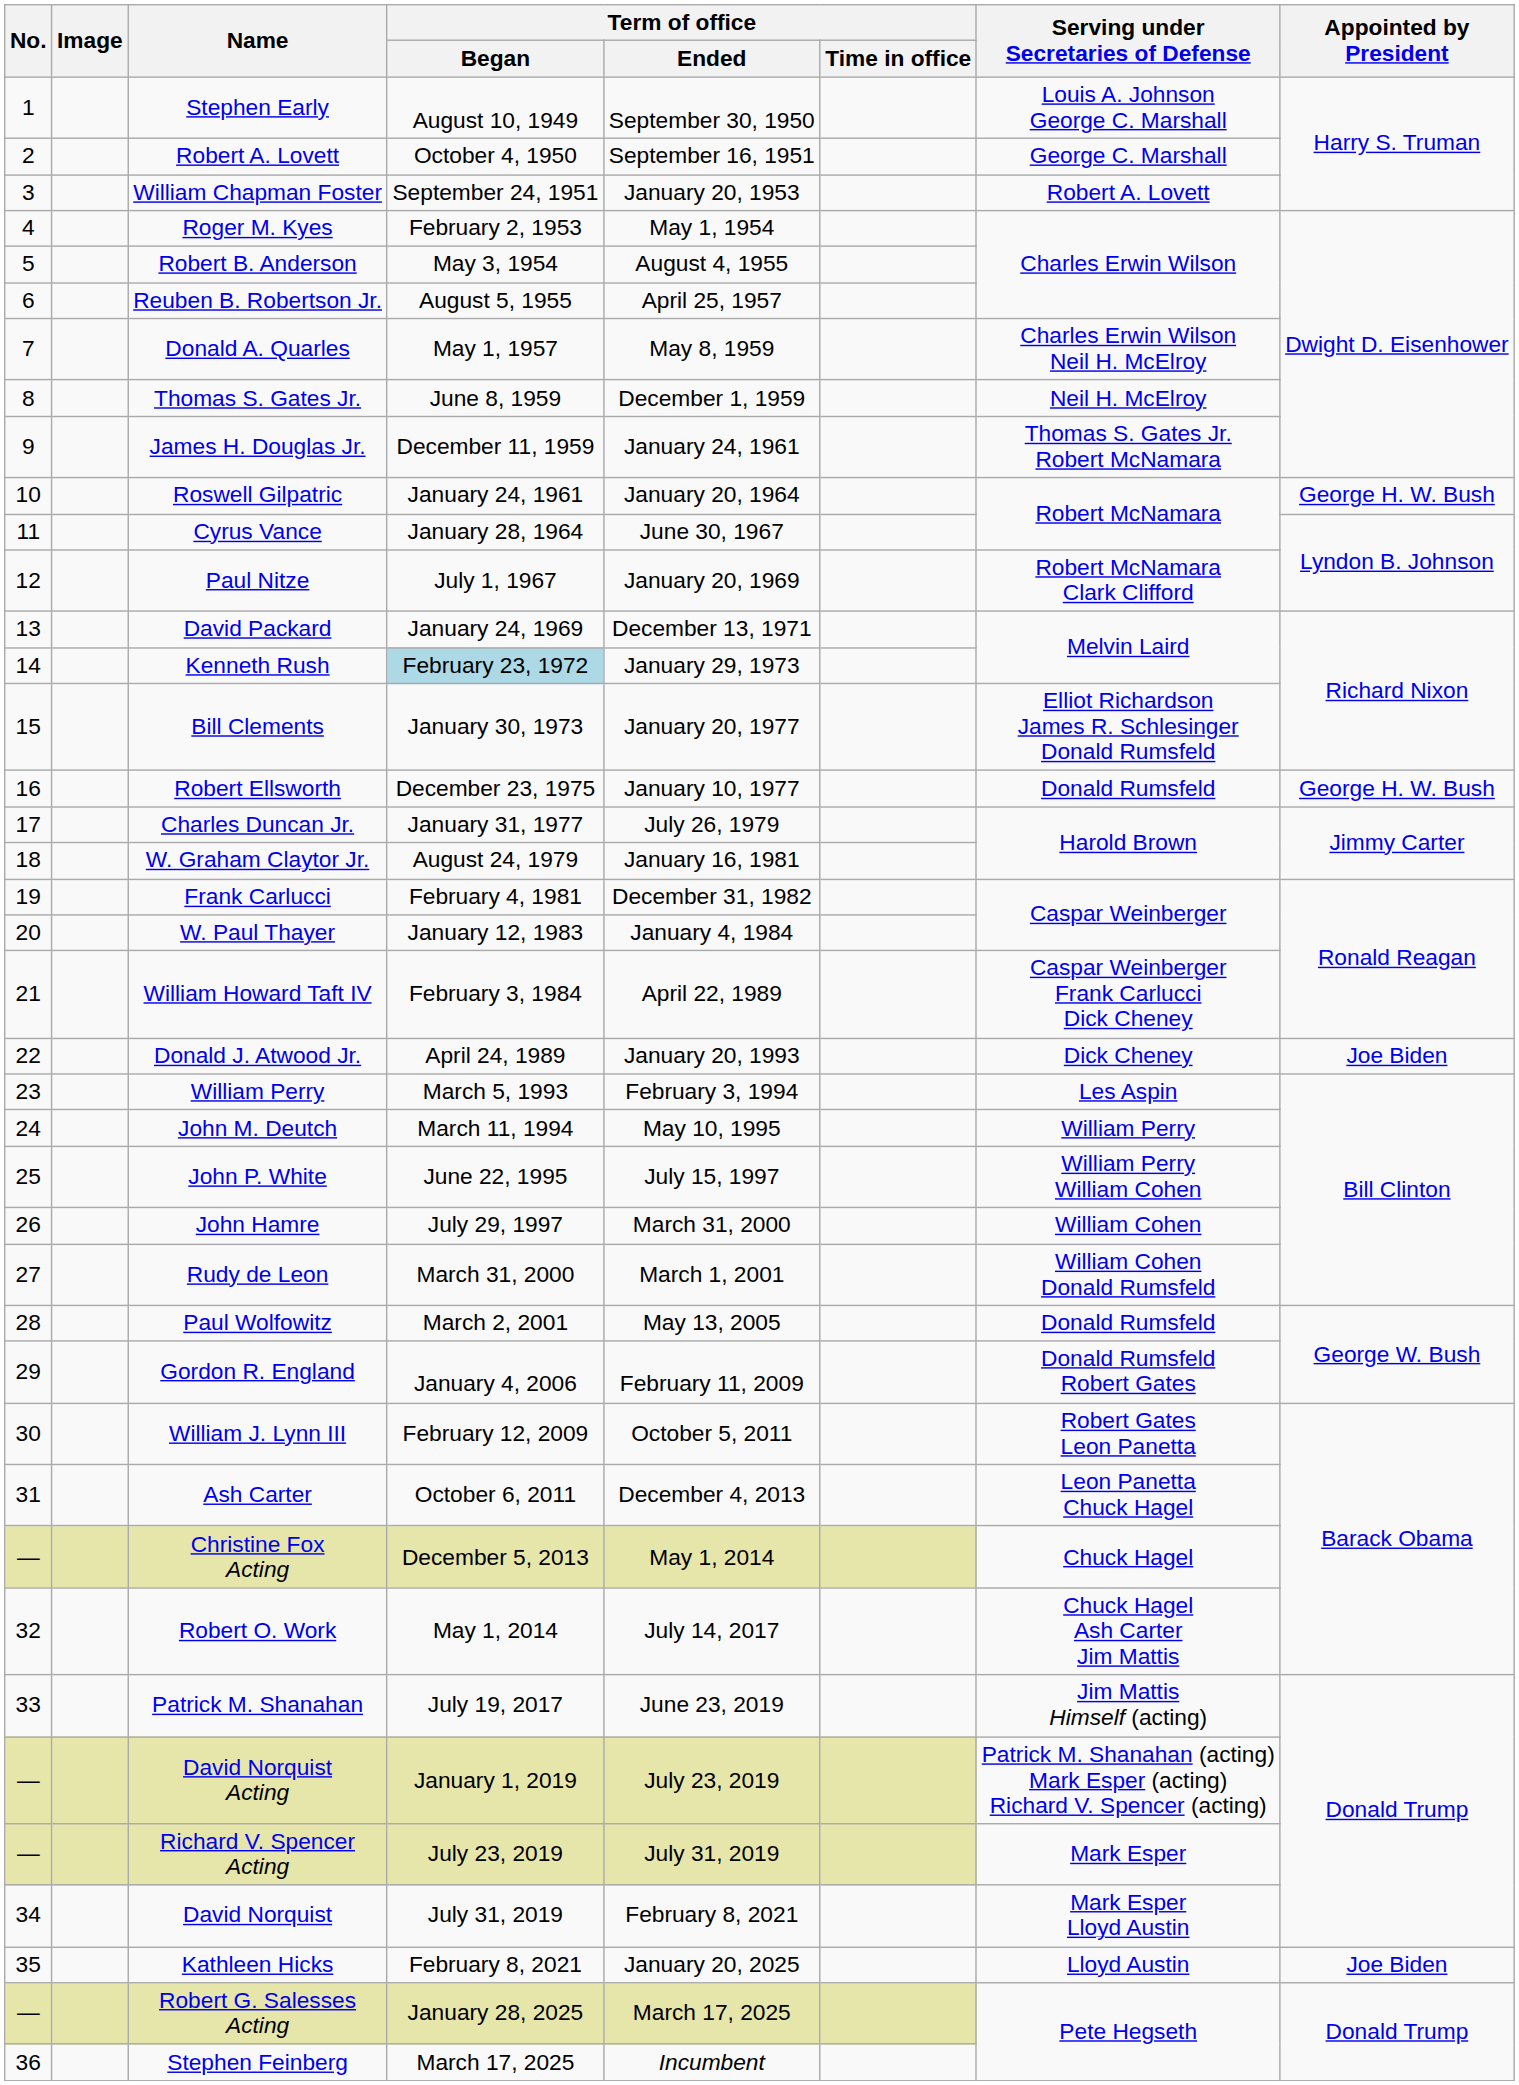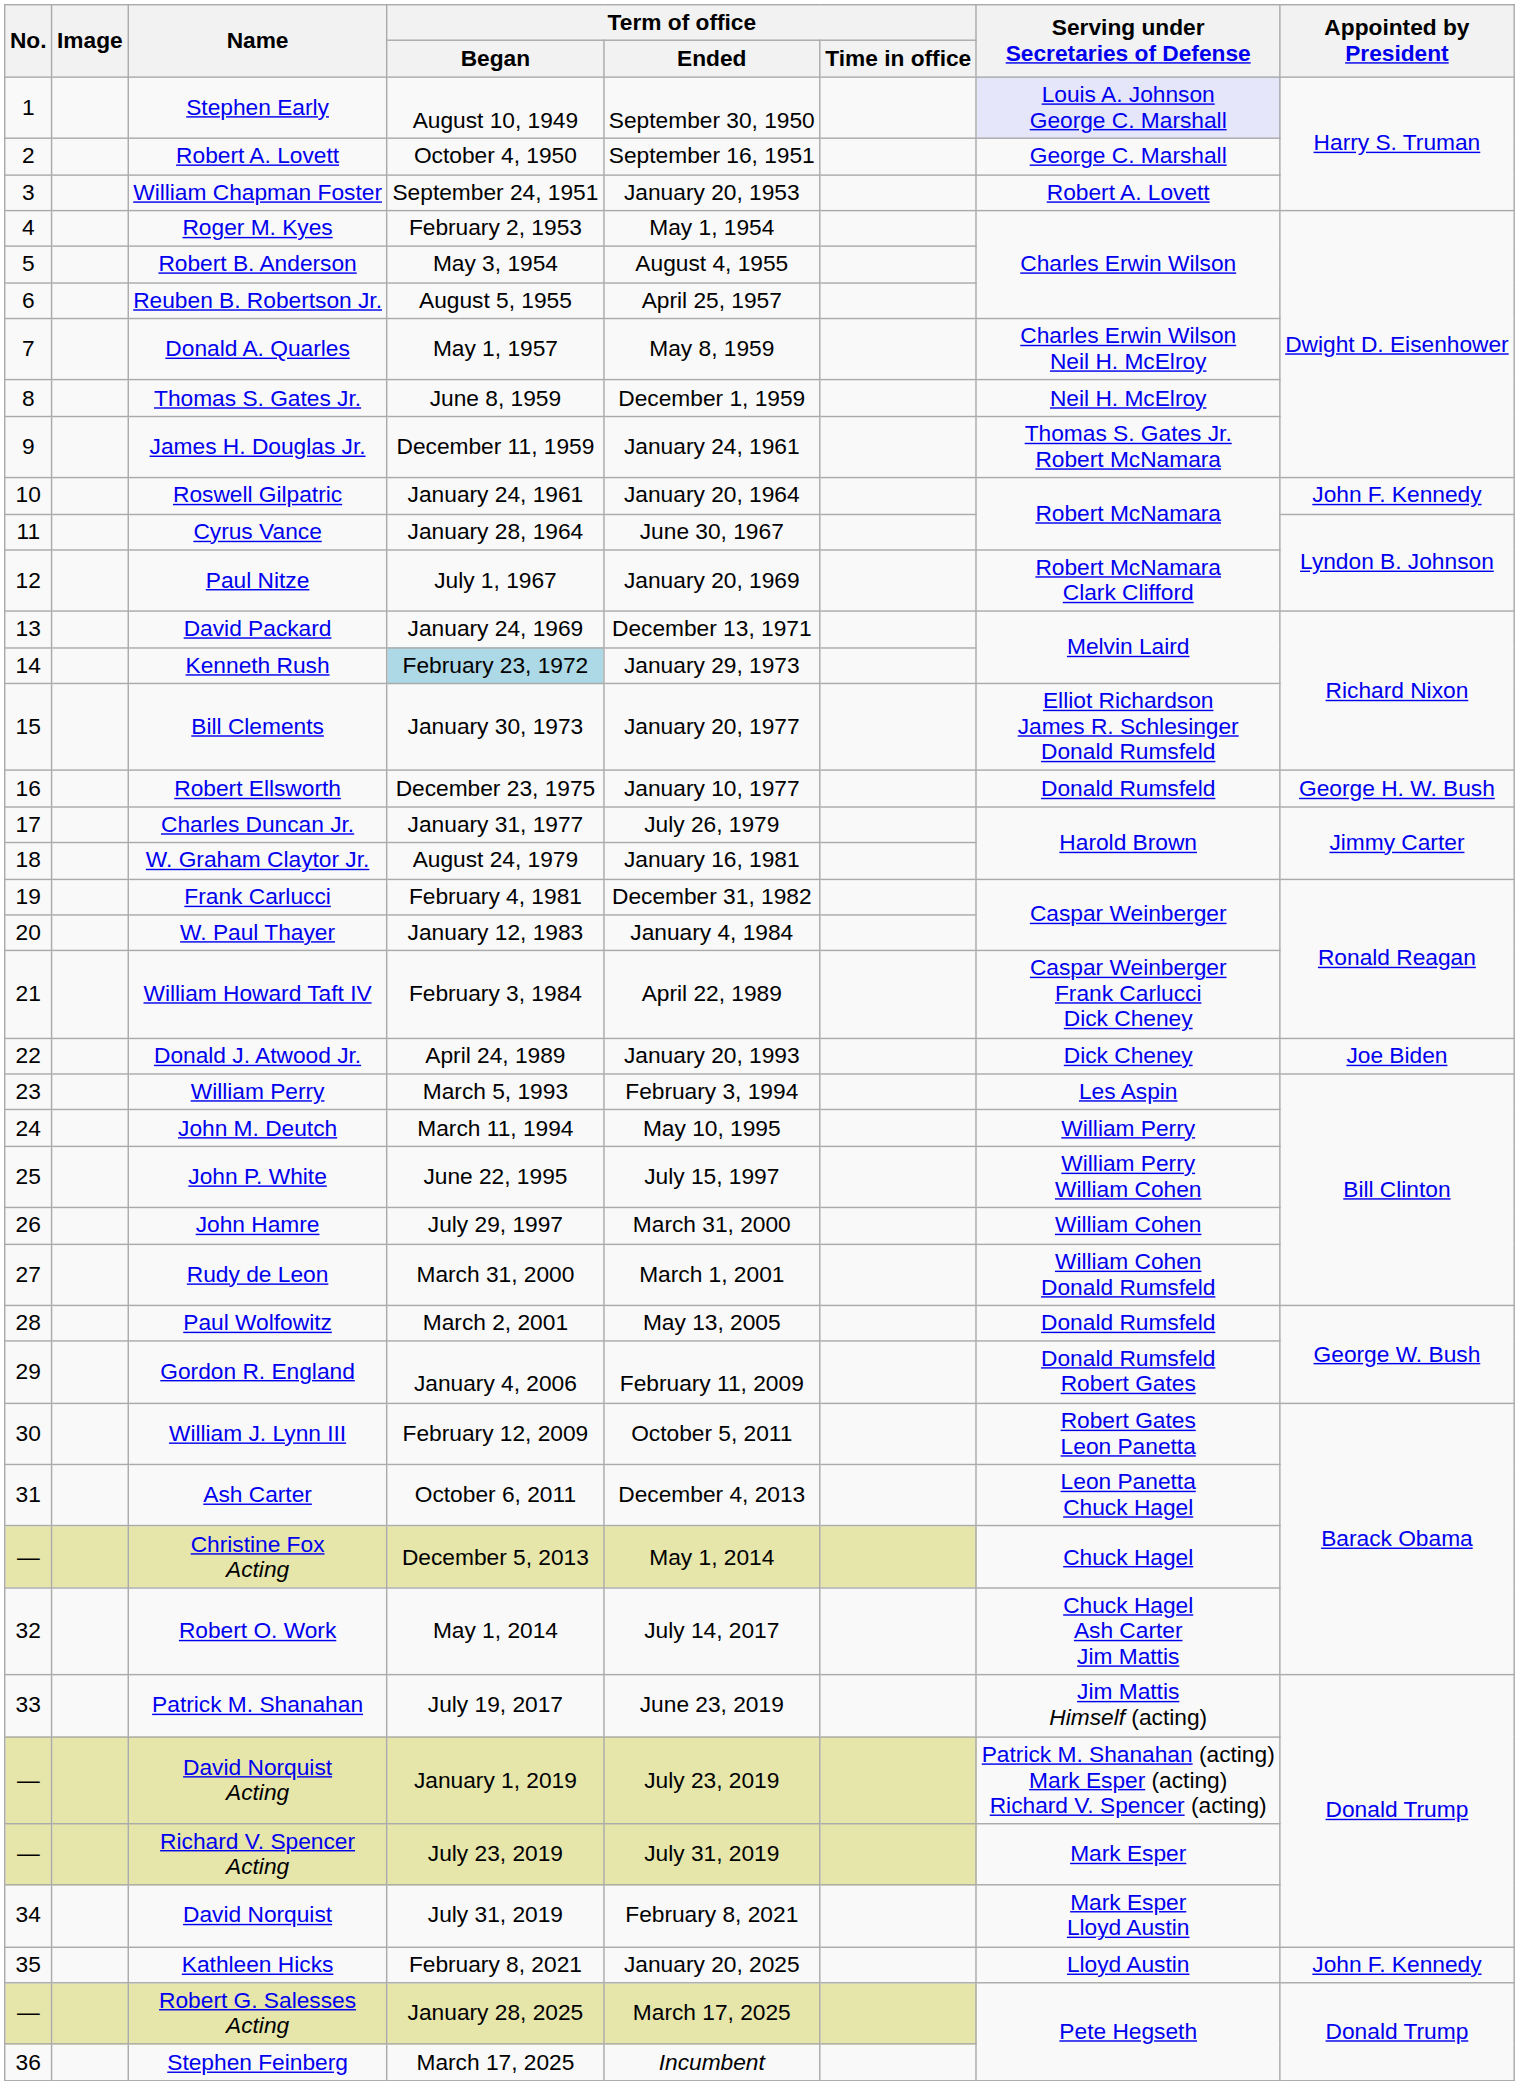(1128, 107) no background -> (1128, 107) lavender background
(1397, 495) George H. W. Bush -> (1397, 495) John F. Kennedy
(1397, 1964) Joe Biden -> (1397, 1964) John F. Kennedy
